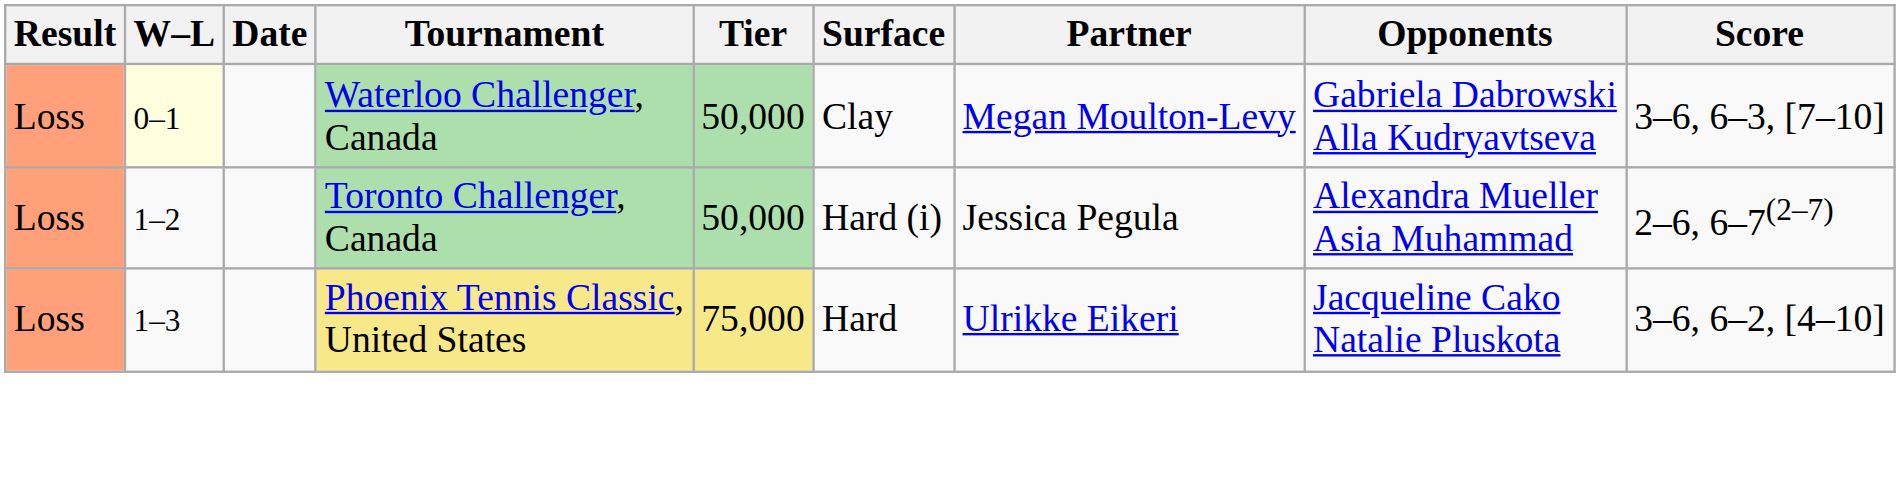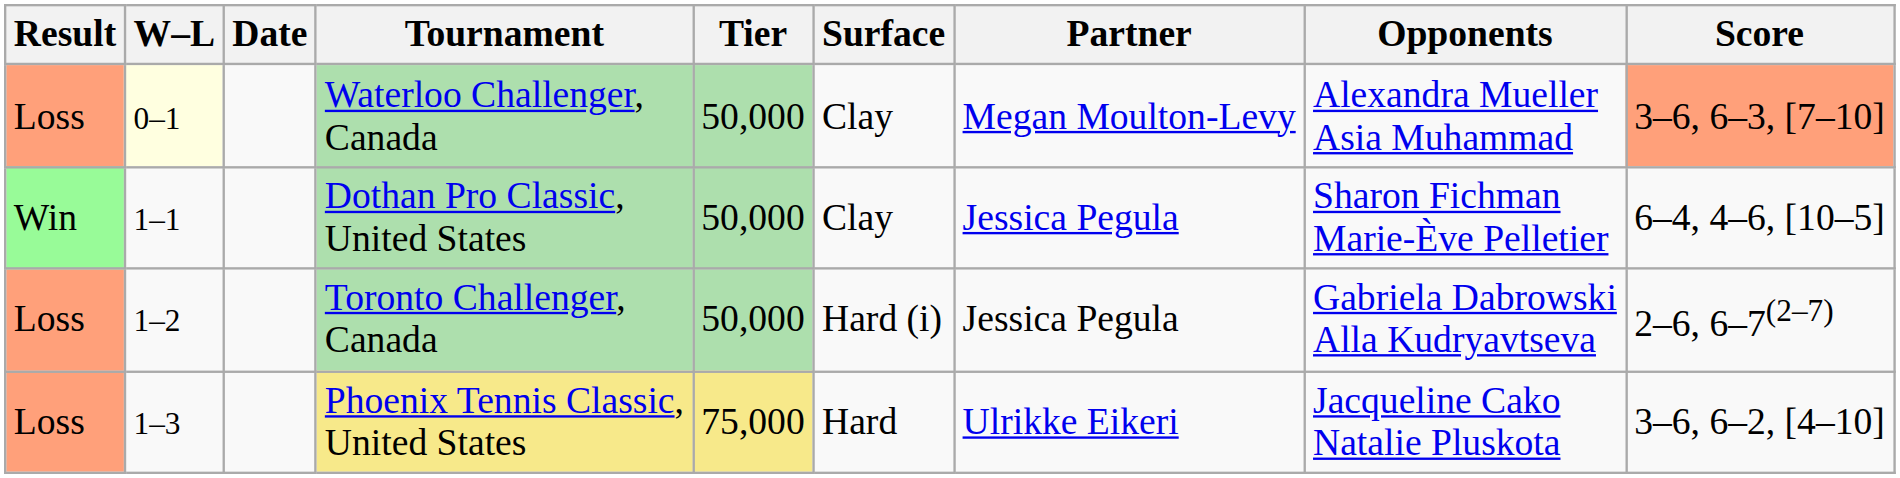(1465, 115) Gabriela Dabrowski Alla Kudryavtseva -> (1456, 115) Alexandra Mueller Asia Muhammad
(1760, 115) no background -> (1760, 115) lightsalmon background
+ row: (475, 217)
(1456, 217) Alexandra Mueller Asia Muhammad -> (1465, 318) Gabriela Dabrowski Alla Kudryavtseva
